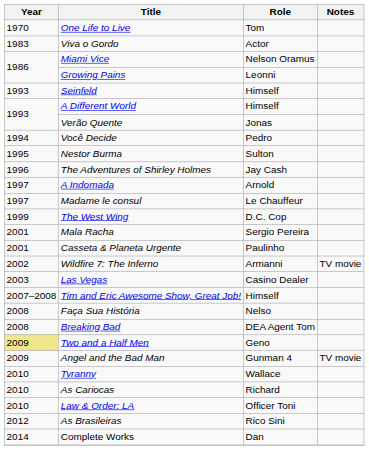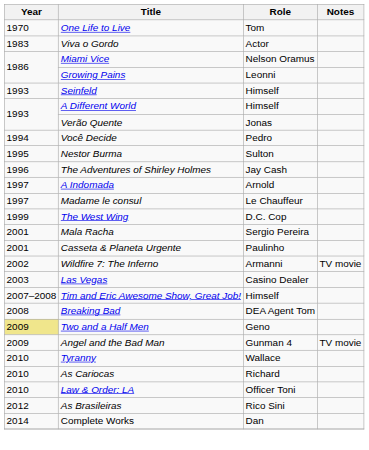- row: (100, 311)
